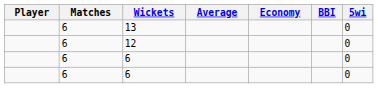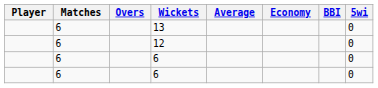+ column: (130, 12)
